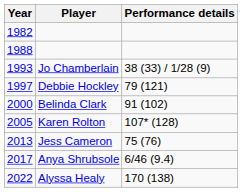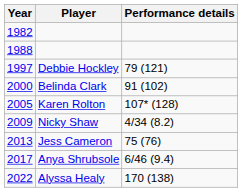- row: (20, 68)
+ row: (20, 123)
